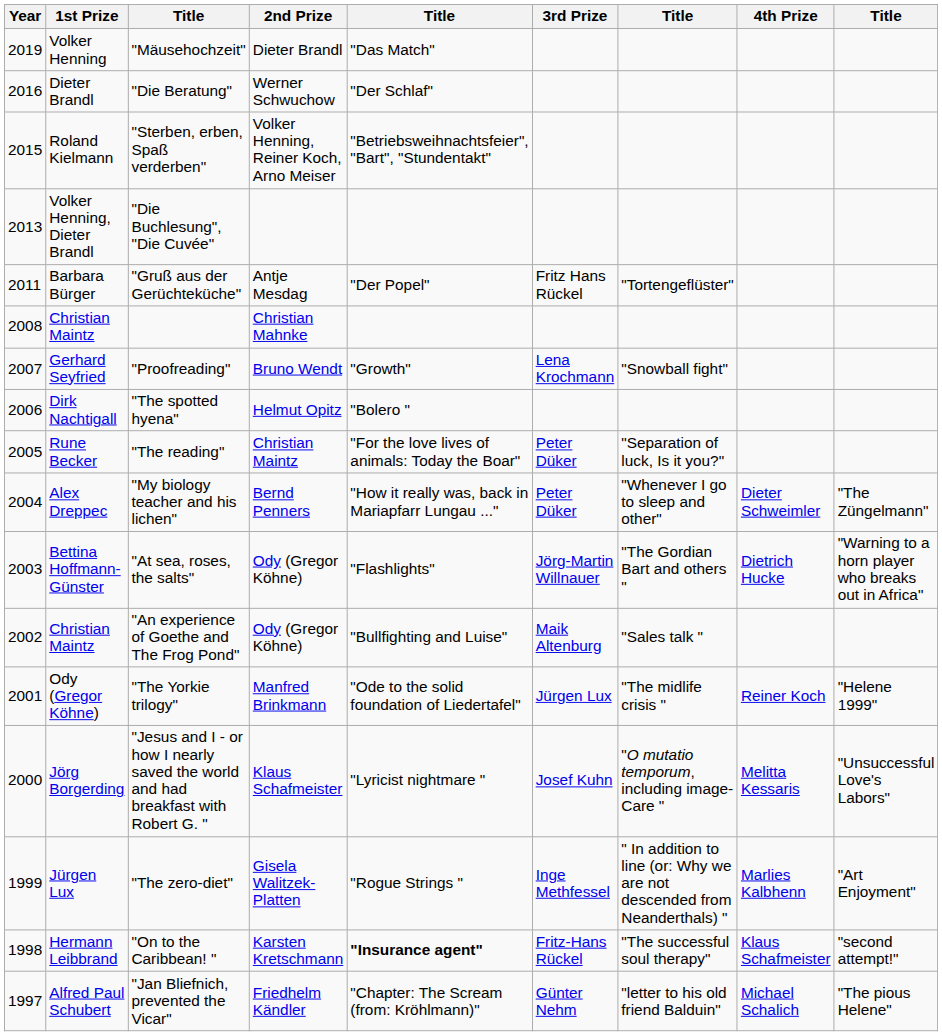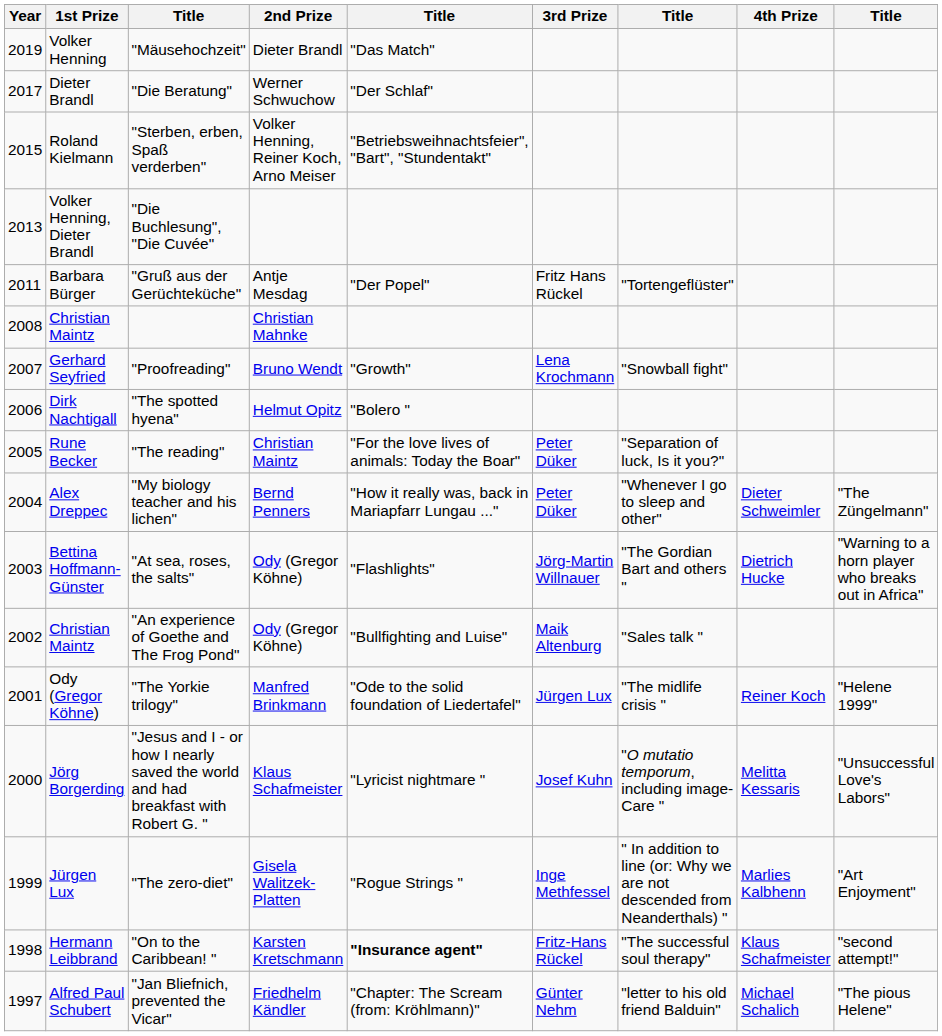(25, 91) 2016 -> (25, 91) 2017
